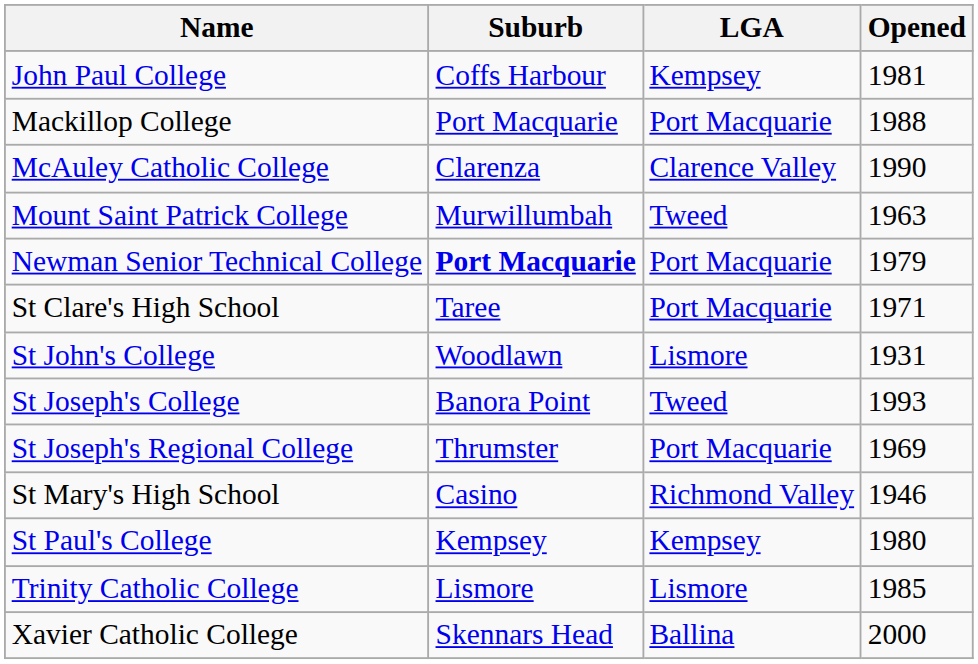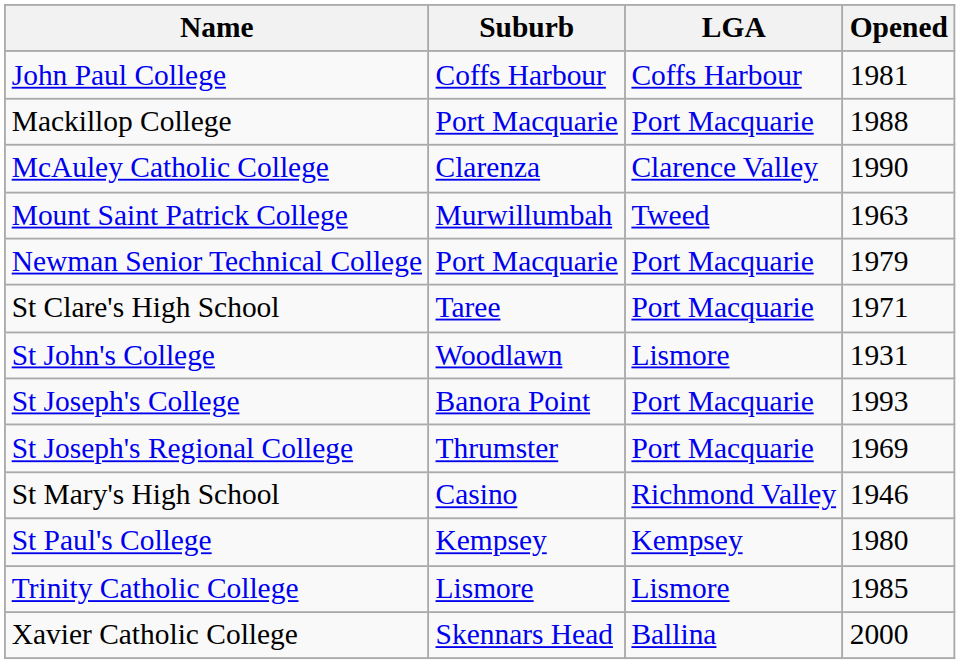(705, 74) Kempsey -> (717, 74) Coffs Harbour
(536, 261) bold -> (527, 261) normal
(688, 401) Tweed -> (723, 401) Port Macquarie
